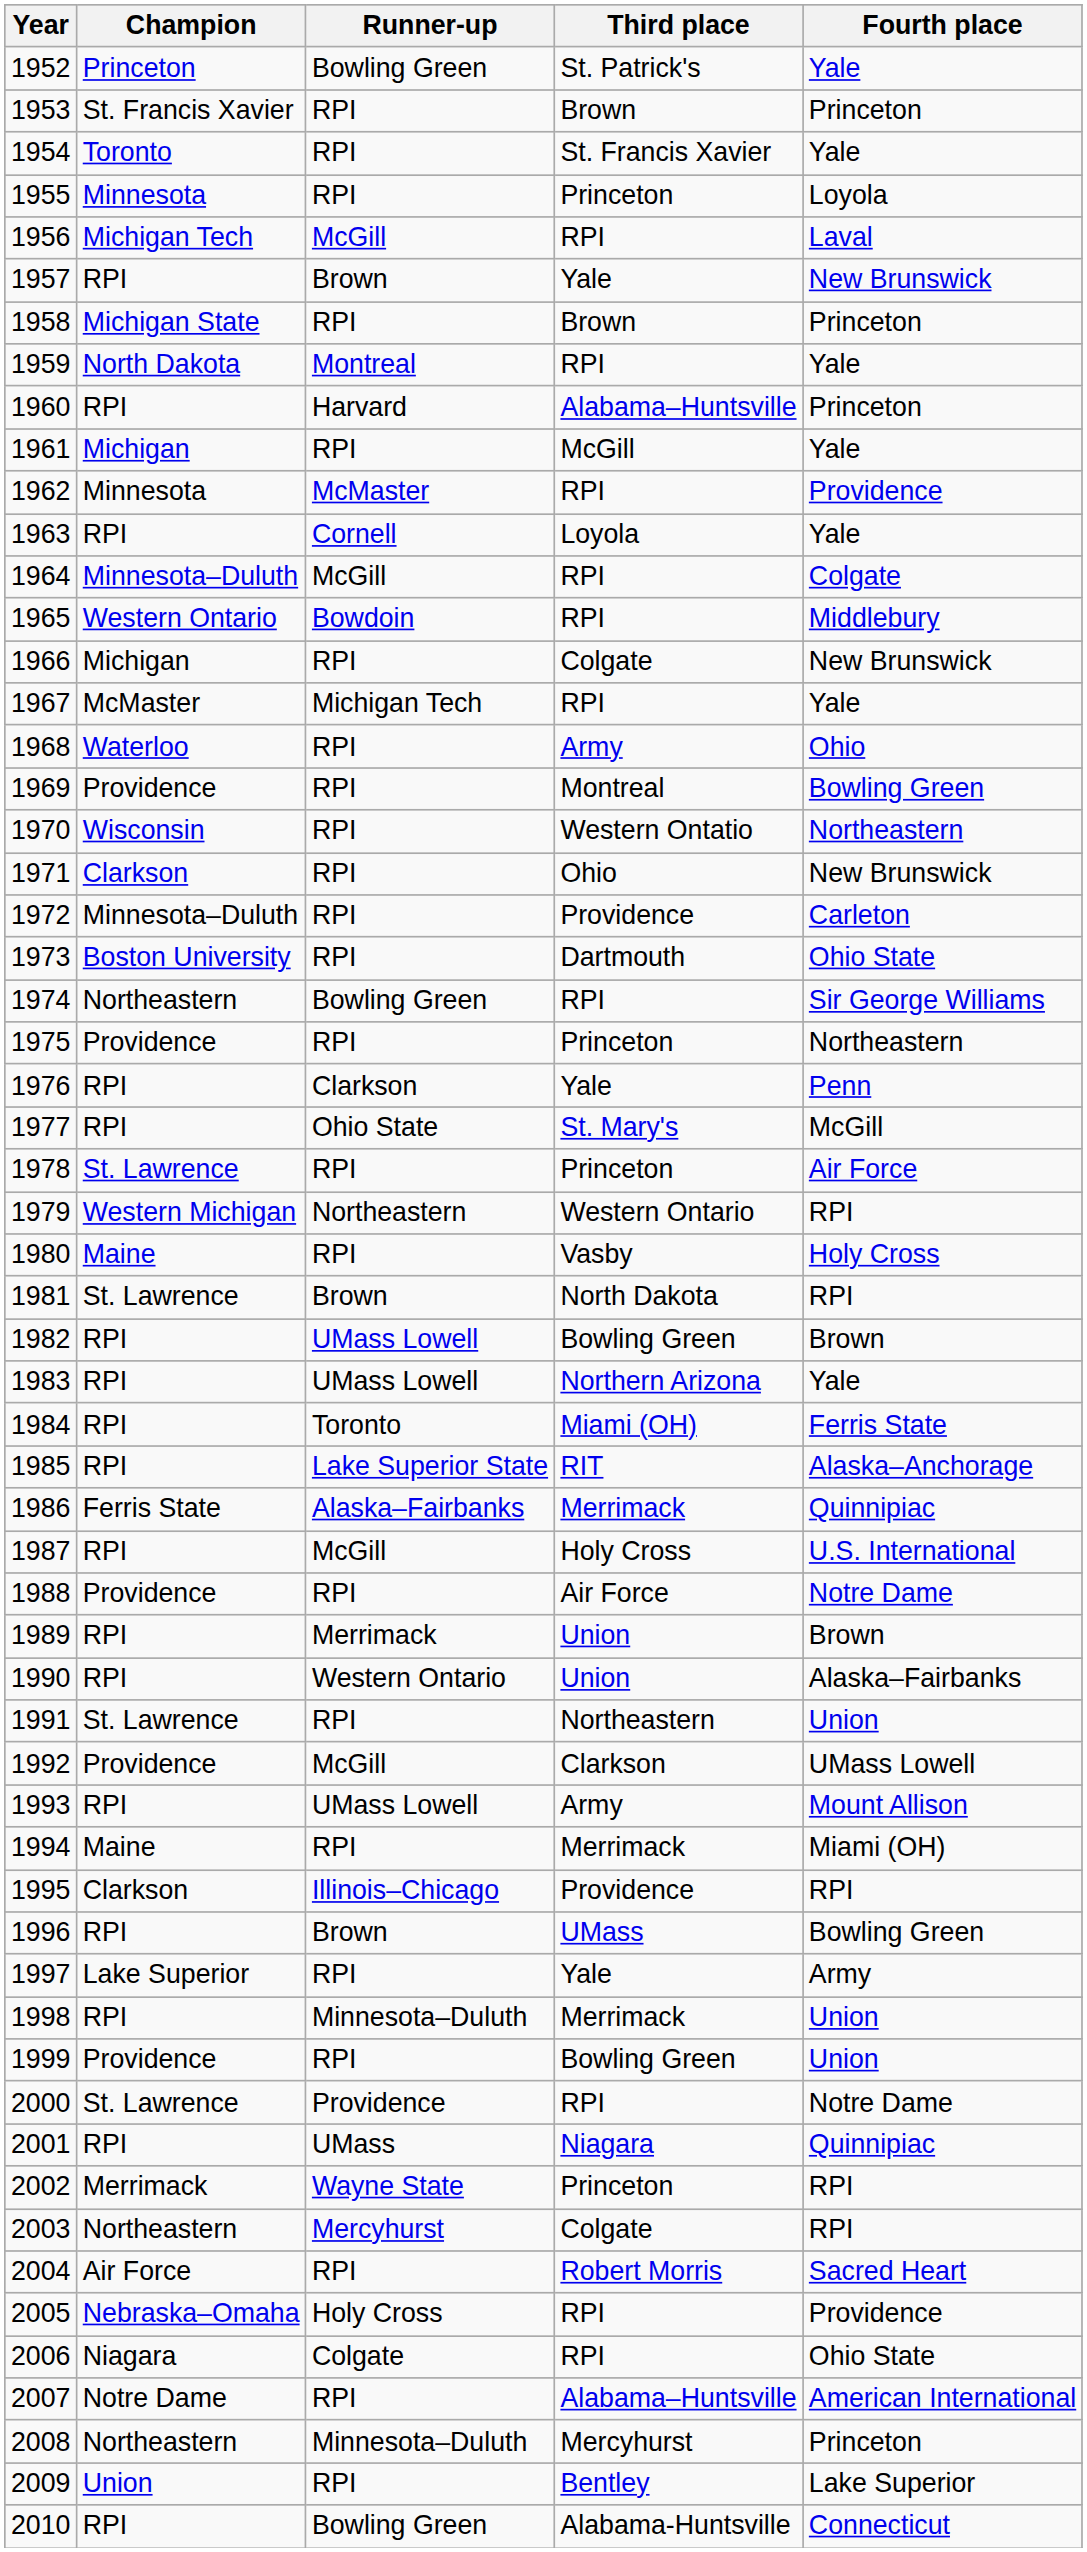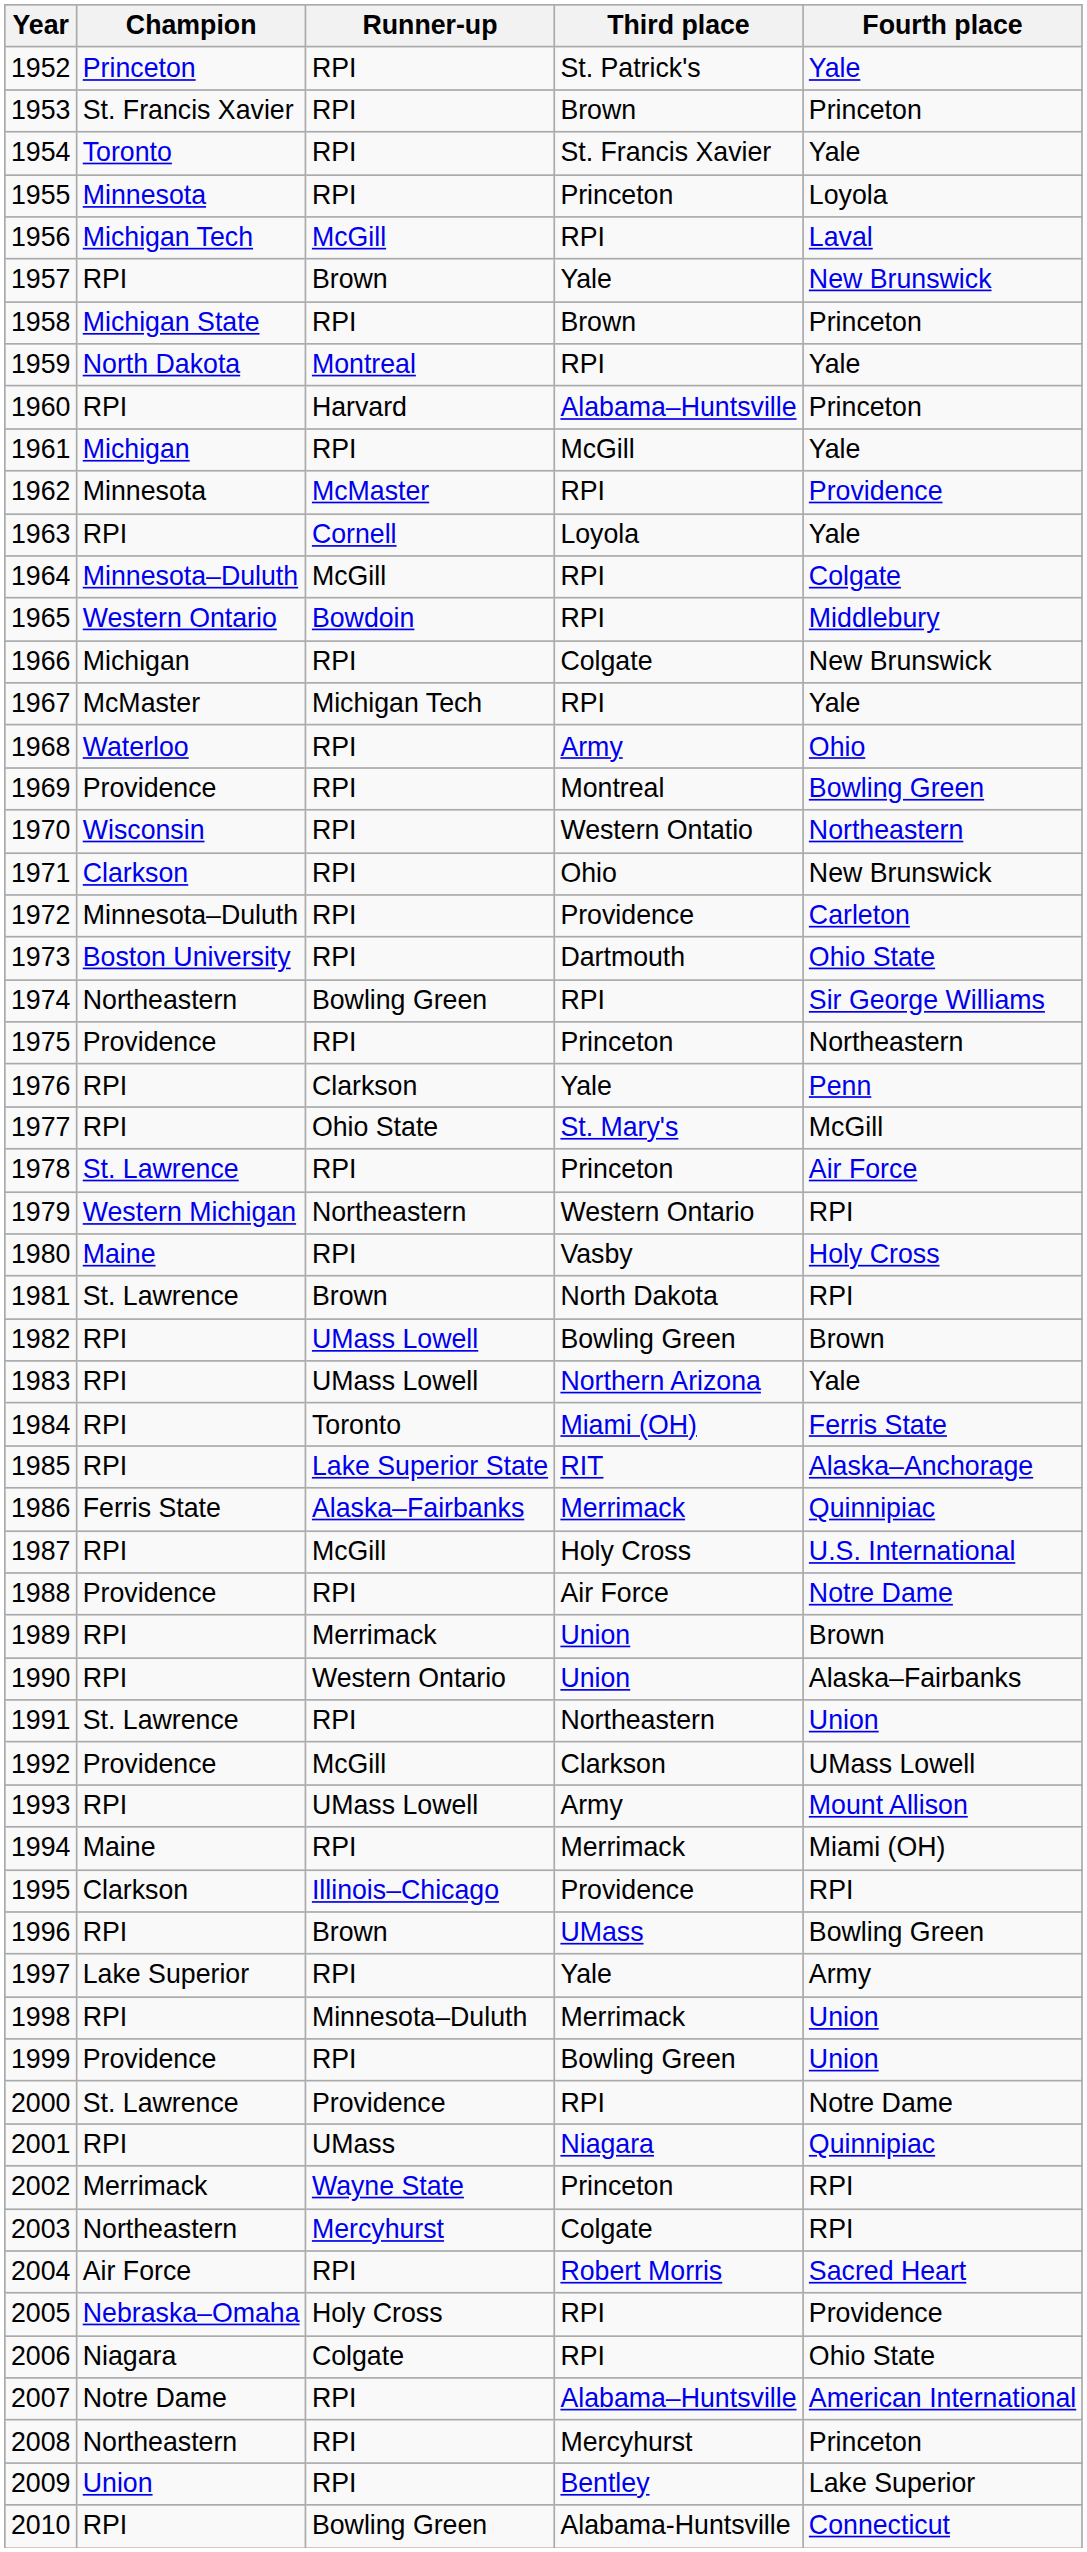(400, 68) Bowling Green -> (334, 68) RPI
(420, 2441) Minnesota–Duluth -> (334, 2441) RPI
